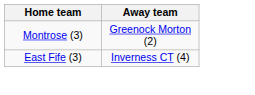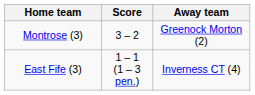+ column: (127, 12)
